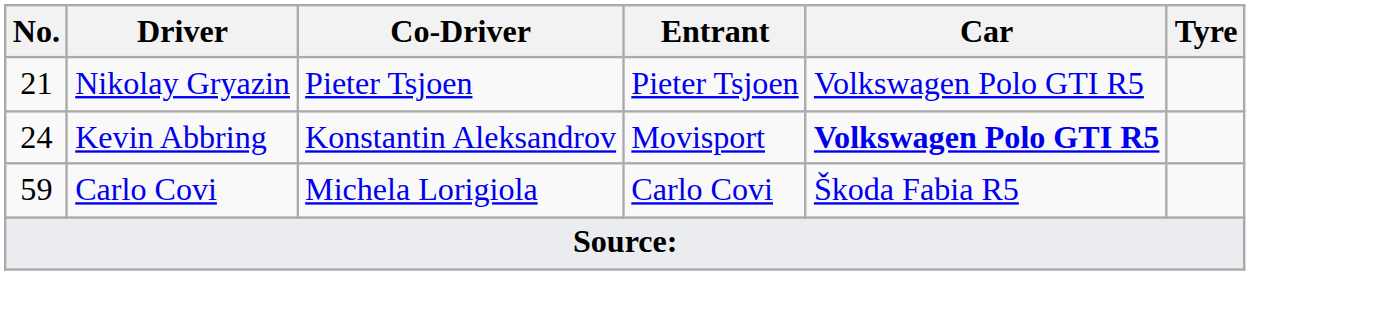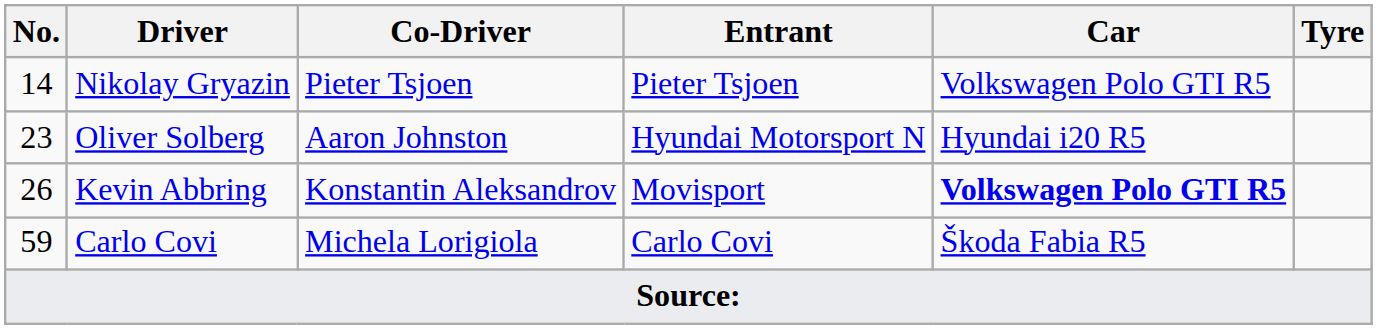(36, 83) 21 -> (36, 83) 14
+ row: (170, 136)
(36, 136) 24 -> (36, 189) 26
